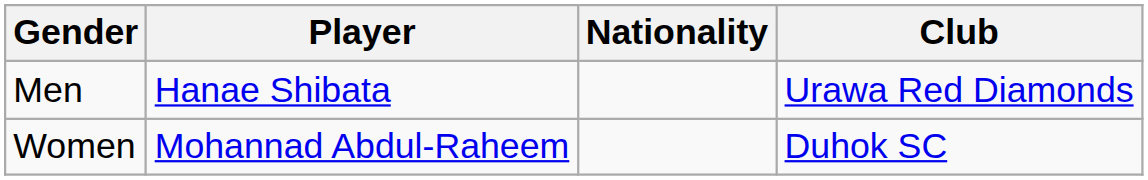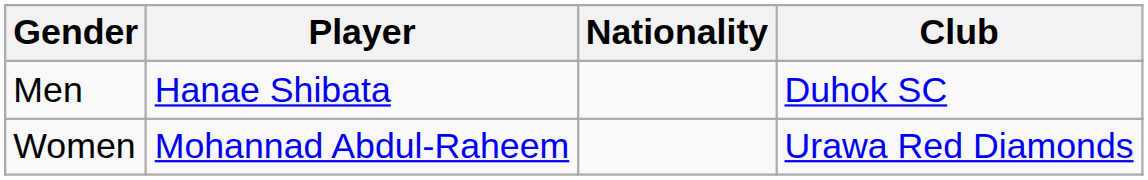(959, 89) Urawa Red Diamonds -> (866, 89) Duhok SC
(866, 145) Duhok SC -> (959, 145) Urawa Red Diamonds
